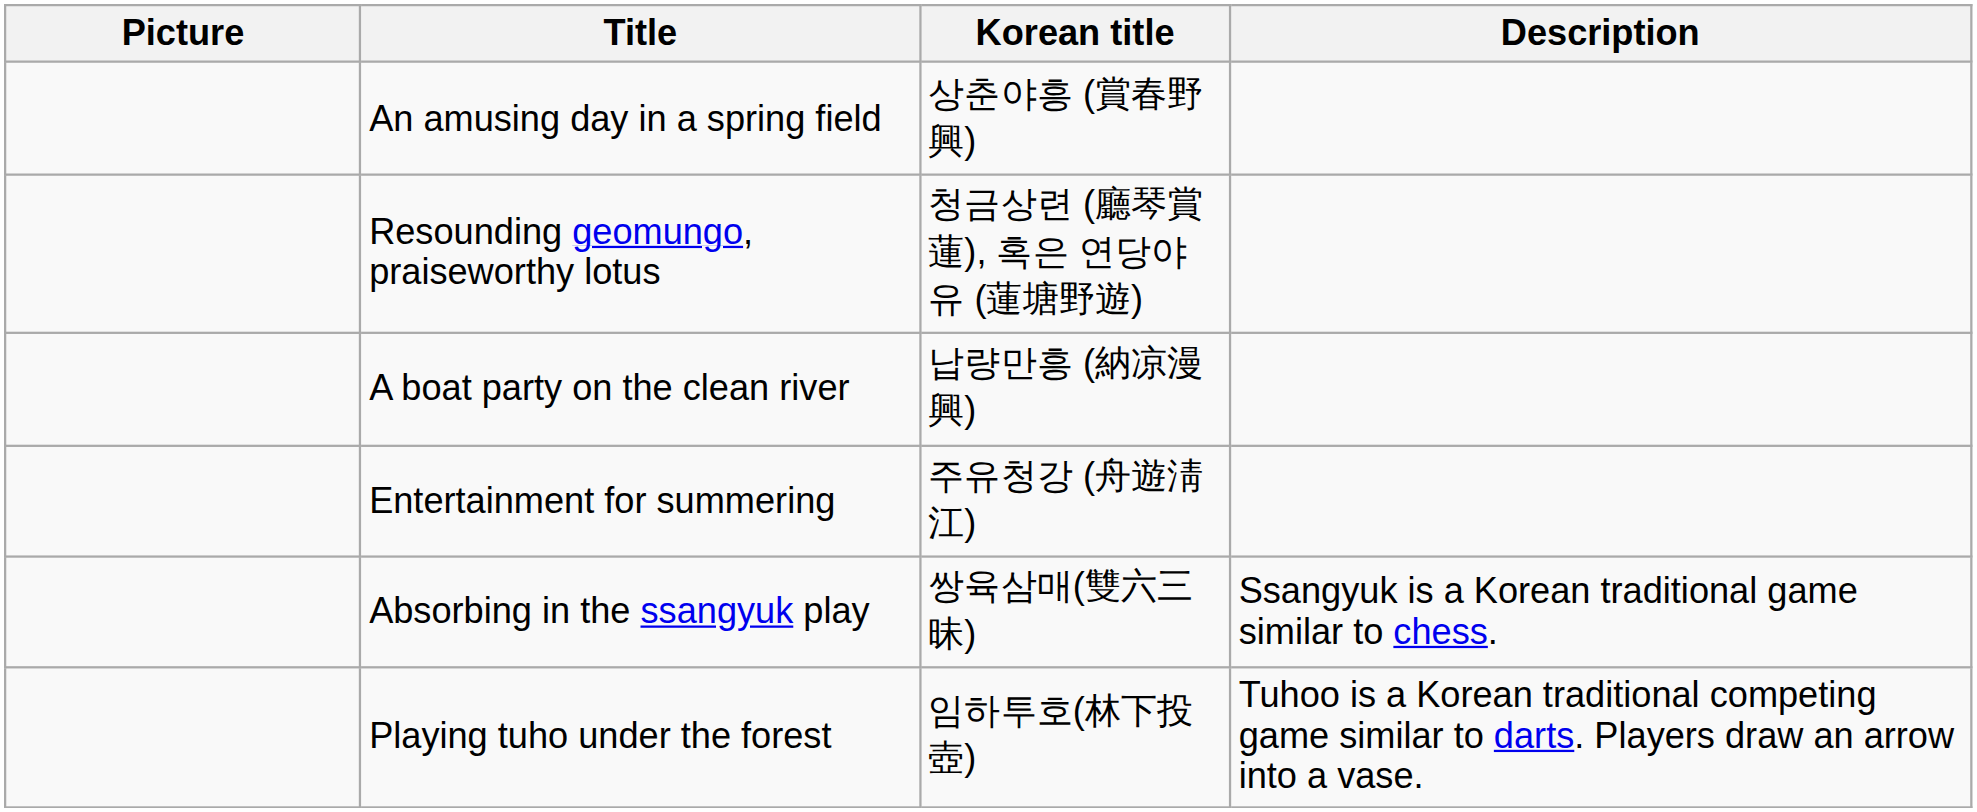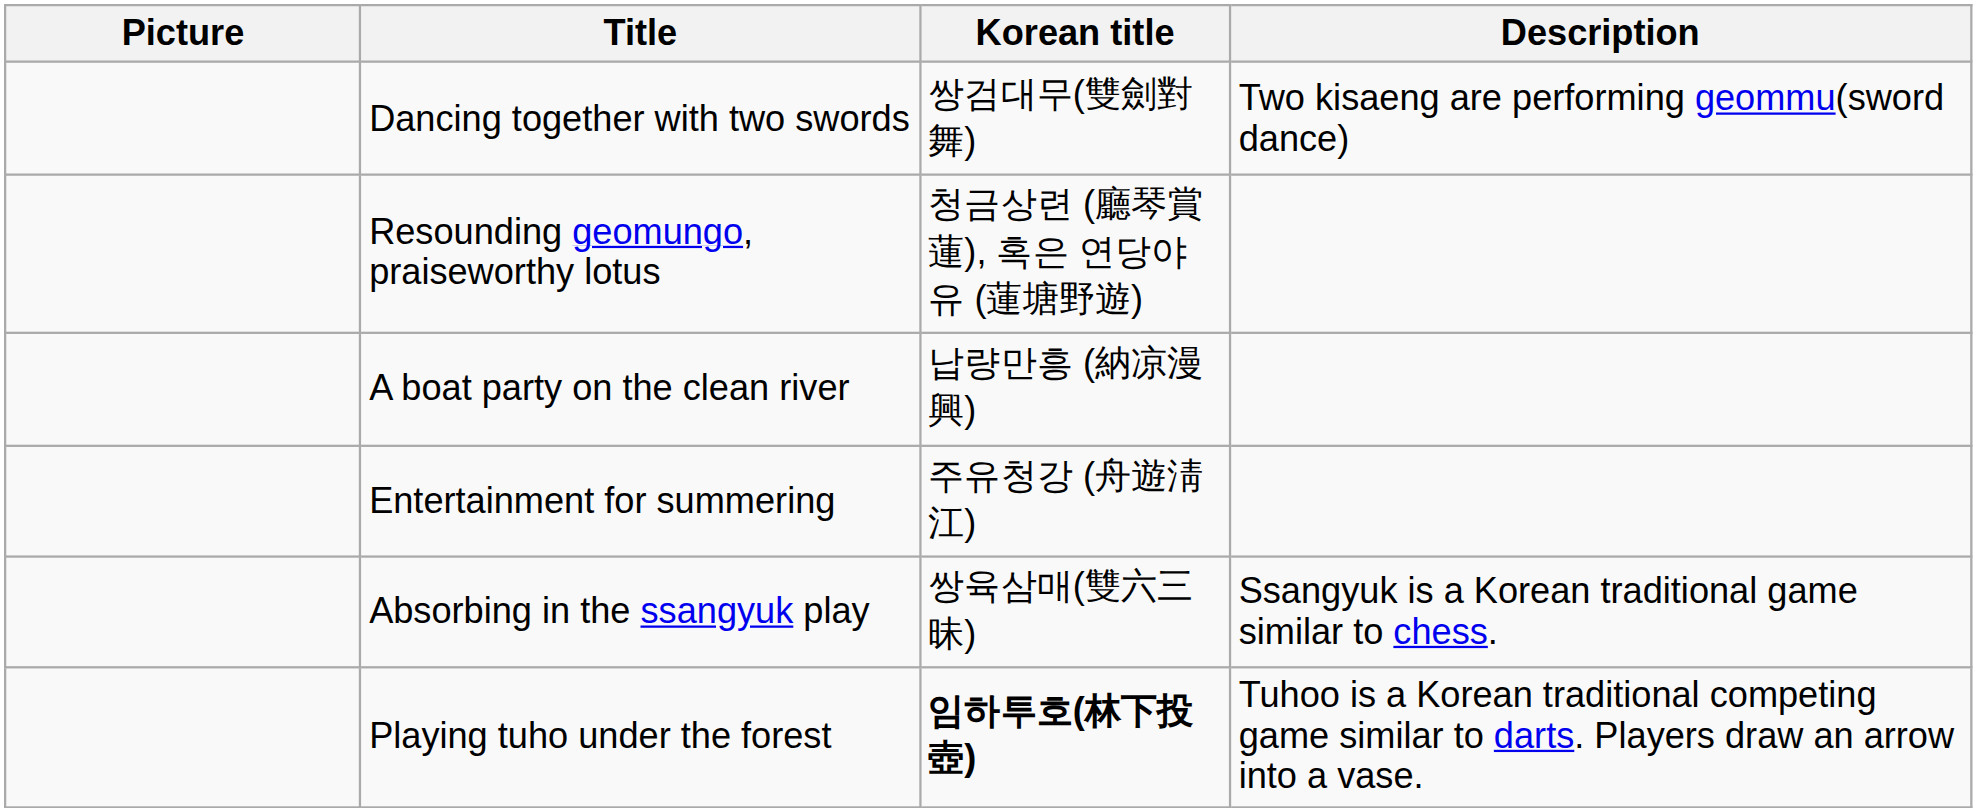+ row: (639, 117)
- row: (625, 117)
(1061, 735) normal -> (1061, 735) bold
